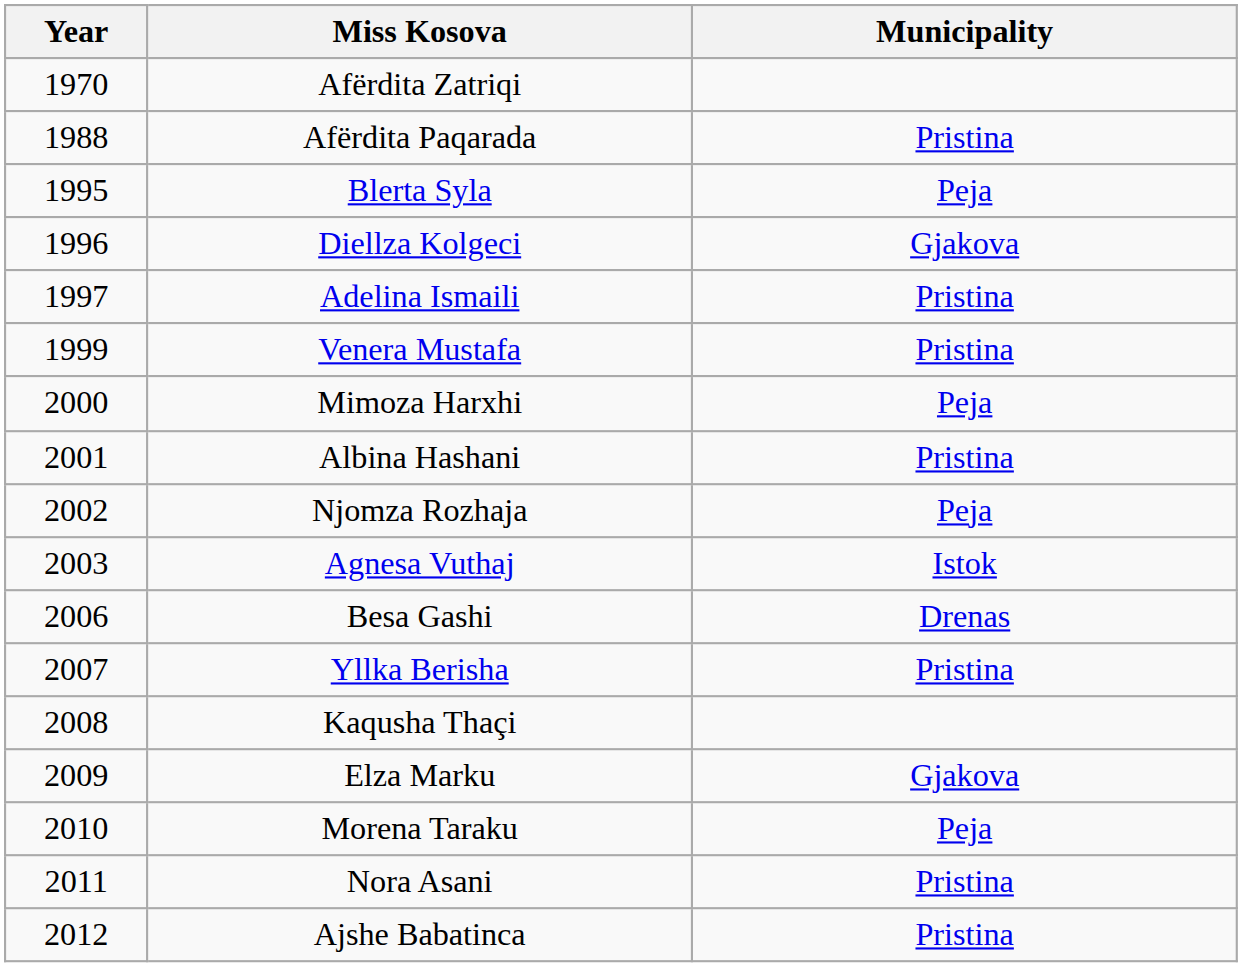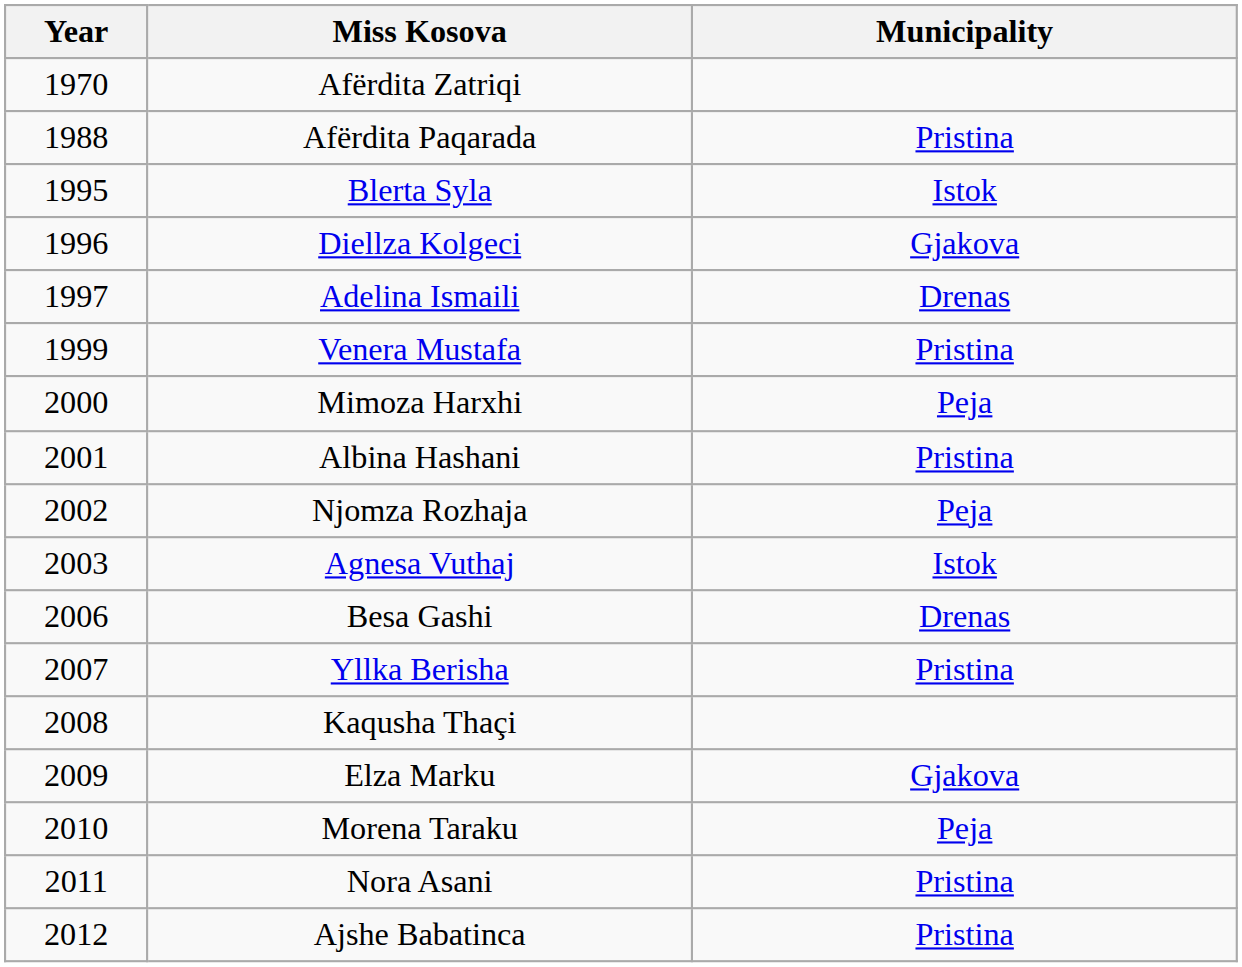(965, 190) Peja -> (965, 190) Istok
(965, 296) Pristina -> (965, 296) Drenas
